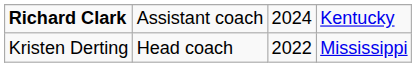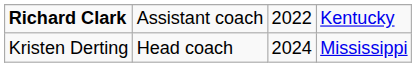(292, 18) 2024 -> (292, 18) 2022
(292, 47) 2022 -> (292, 47) 2024
